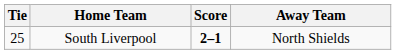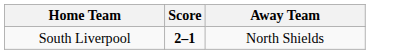- column: (17, 15)
